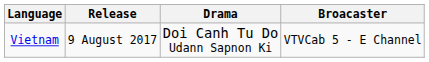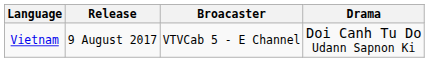columns swapped: (221, 14) <-> (353, 14)
